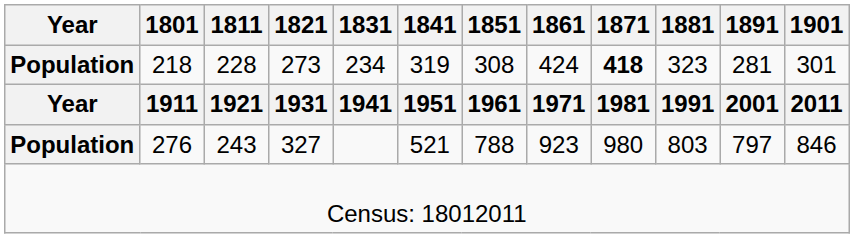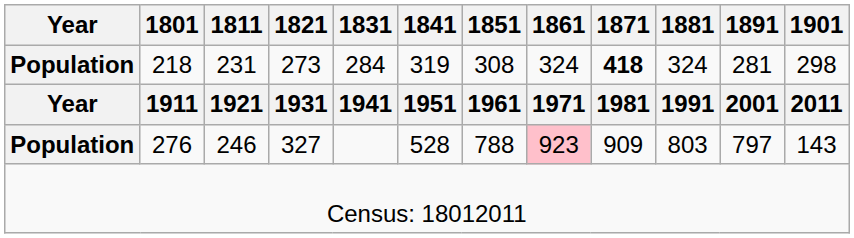(236, 64) 228 -> (236, 64) 231
(365, 64) 234 -> (365, 64) 284
(559, 64) 424 -> (559, 64) 324
(688, 64) 323 -> (688, 64) 324
(817, 64) 301 -> (817, 64) 298
(236, 144) 243 -> (236, 144) 246
(430, 144) 521 -> (430, 144) 528
(559, 144) no background -> (559, 144) pink background
(623, 144) 980 -> (623, 144) 909
(817, 144) 846 -> (817, 144) 143
